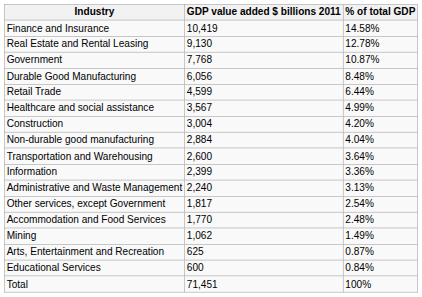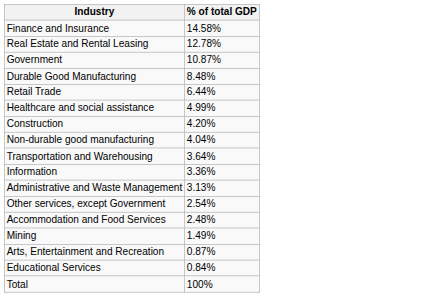- column: (264, 12)
